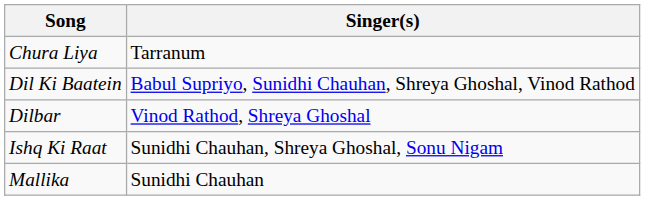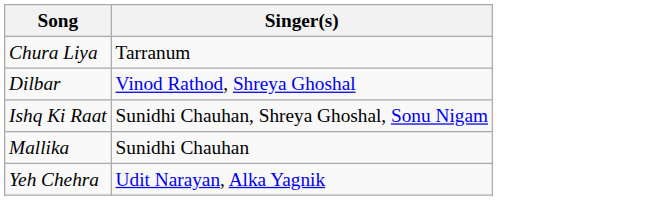- row: (65, 84)
+ row: (54, 179)
